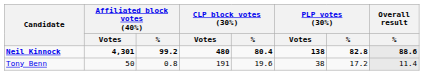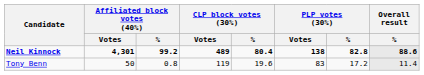(223, 52) 480 -> (223, 52) 489
(223, 64) 191 -> (223, 64) 119
(320, 64) 38 -> (320, 64) 83
